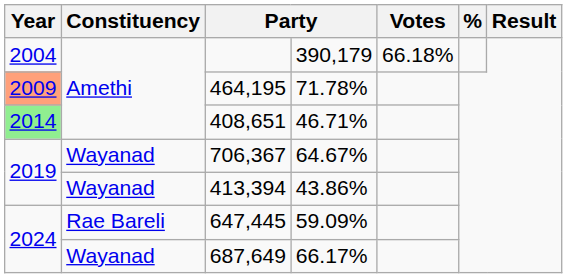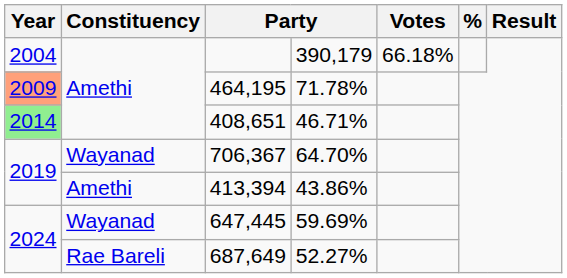(332, 155) 64.67% -> (332, 155) 64.70%
(110, 188) Wayanad -> (99, 188) Amethi
(116, 222) Rae Bareli -> (110, 222) Wayanad
(332, 222) 59.09% -> (332, 222) 59.69%
(110, 255) Wayanad -> (116, 255) Rae Bareli
(332, 255) 66.17% -> (332, 255) 52.27%
